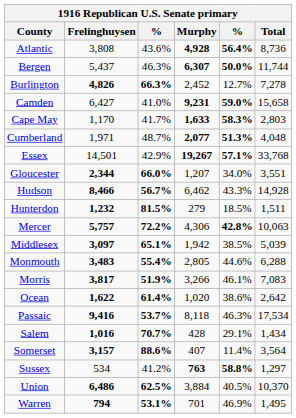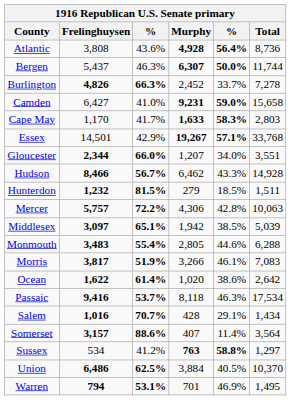(237, 84) 12.7% -> (232, 84) 33.7%
- row: (35, 137)
(237, 226) bold -> (232, 208) normal
